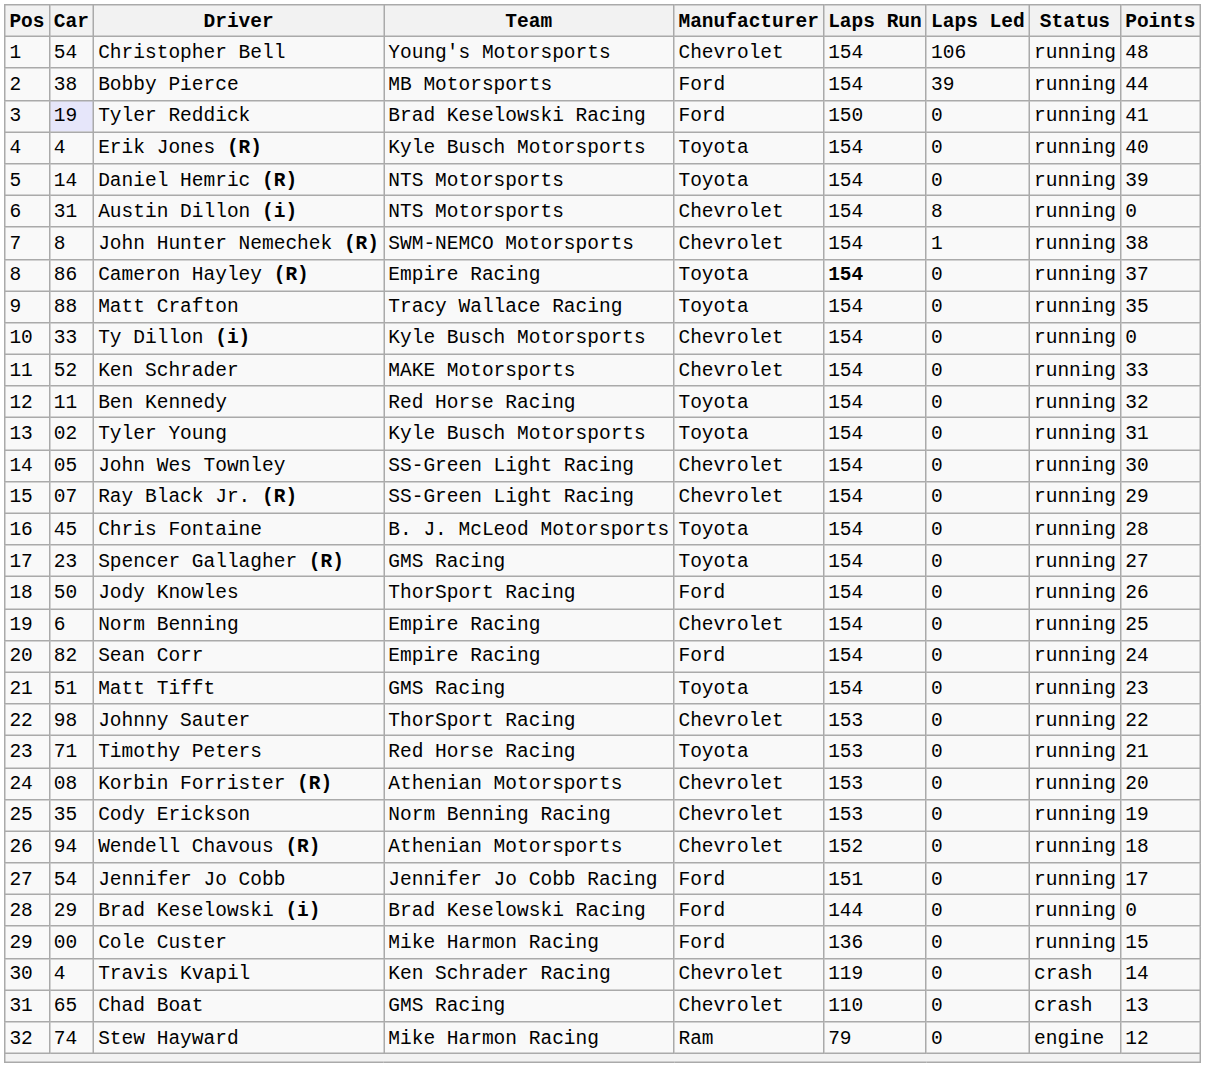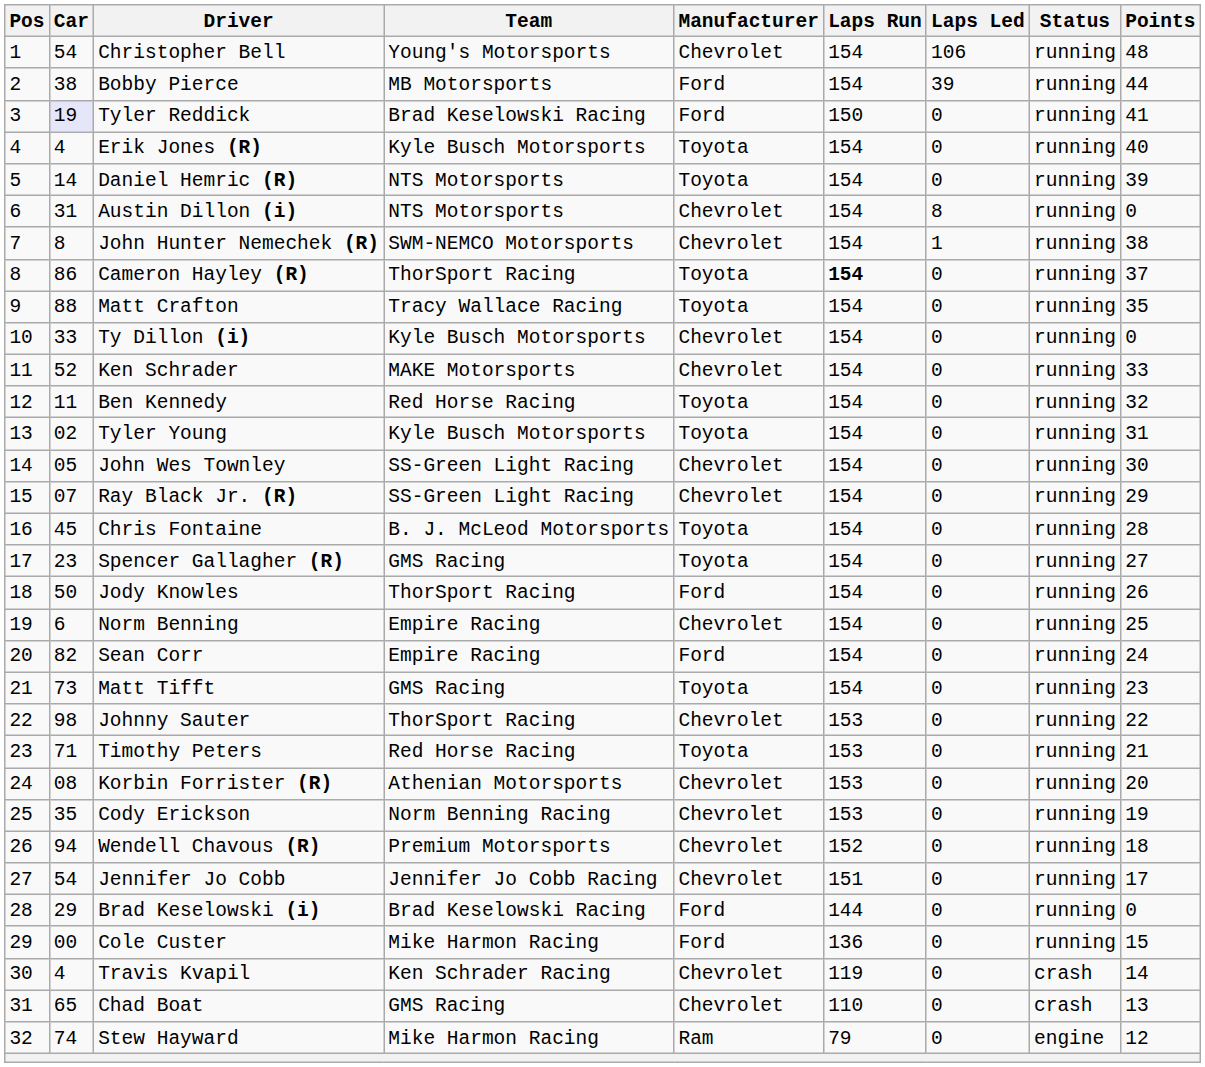(464, 275) Empire Racing -> (482, 275) ThorSport Racing
(65, 688) 51 -> (65, 688) 73
(505, 847) Athenian Motorsports -> (499, 847) Premium Motorsports
(702, 879) Ford -> (731, 879) Chevrolet
